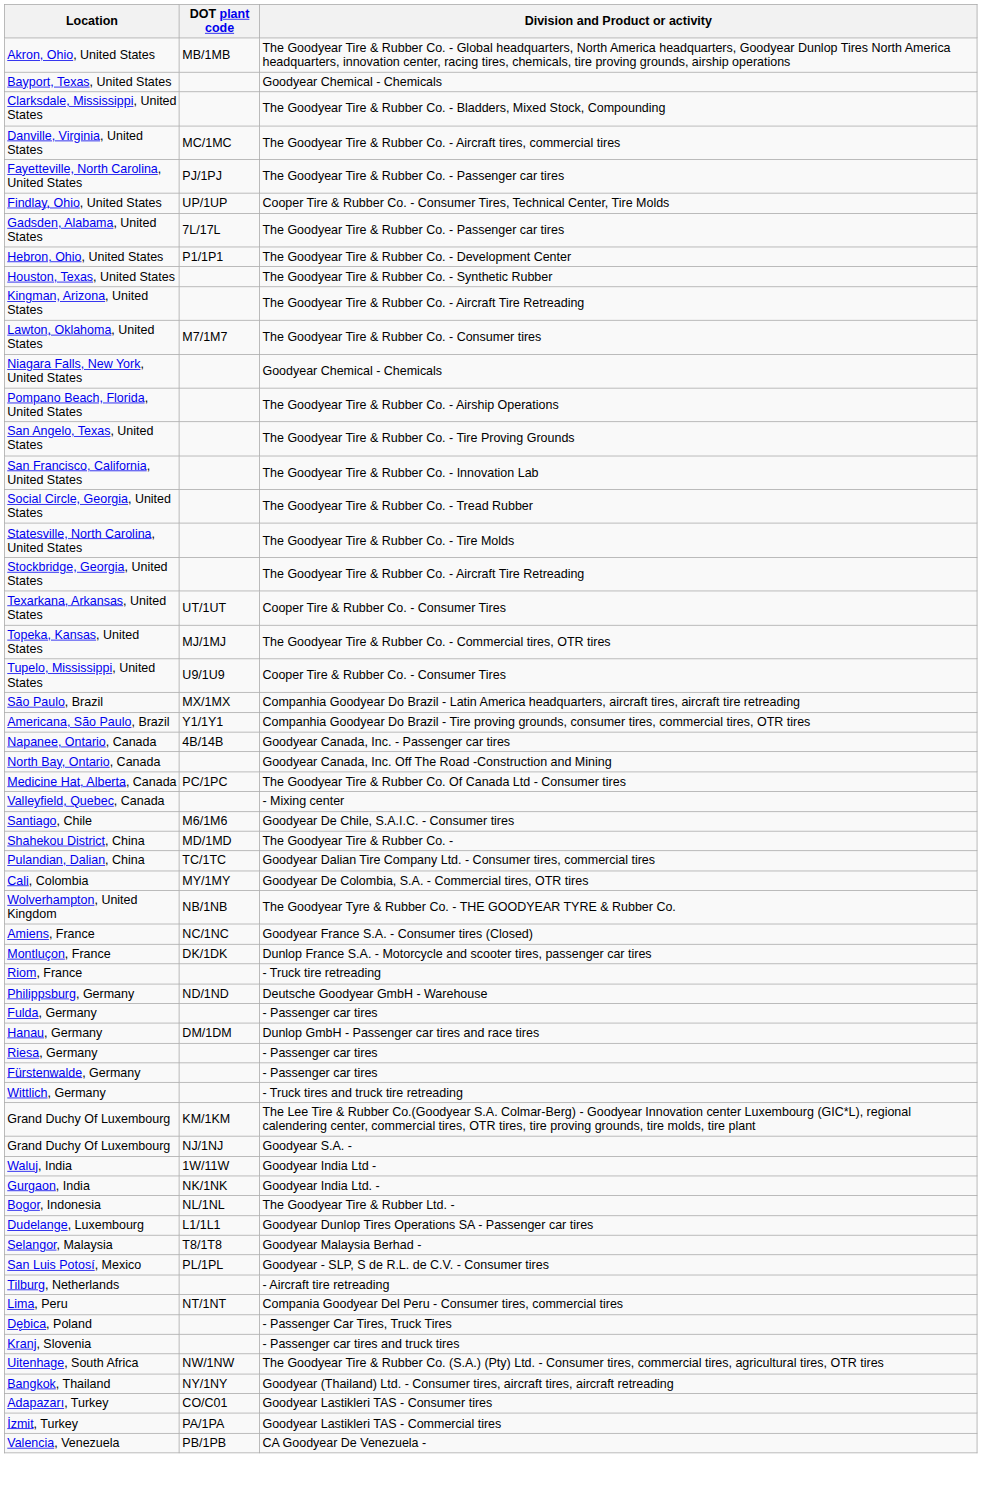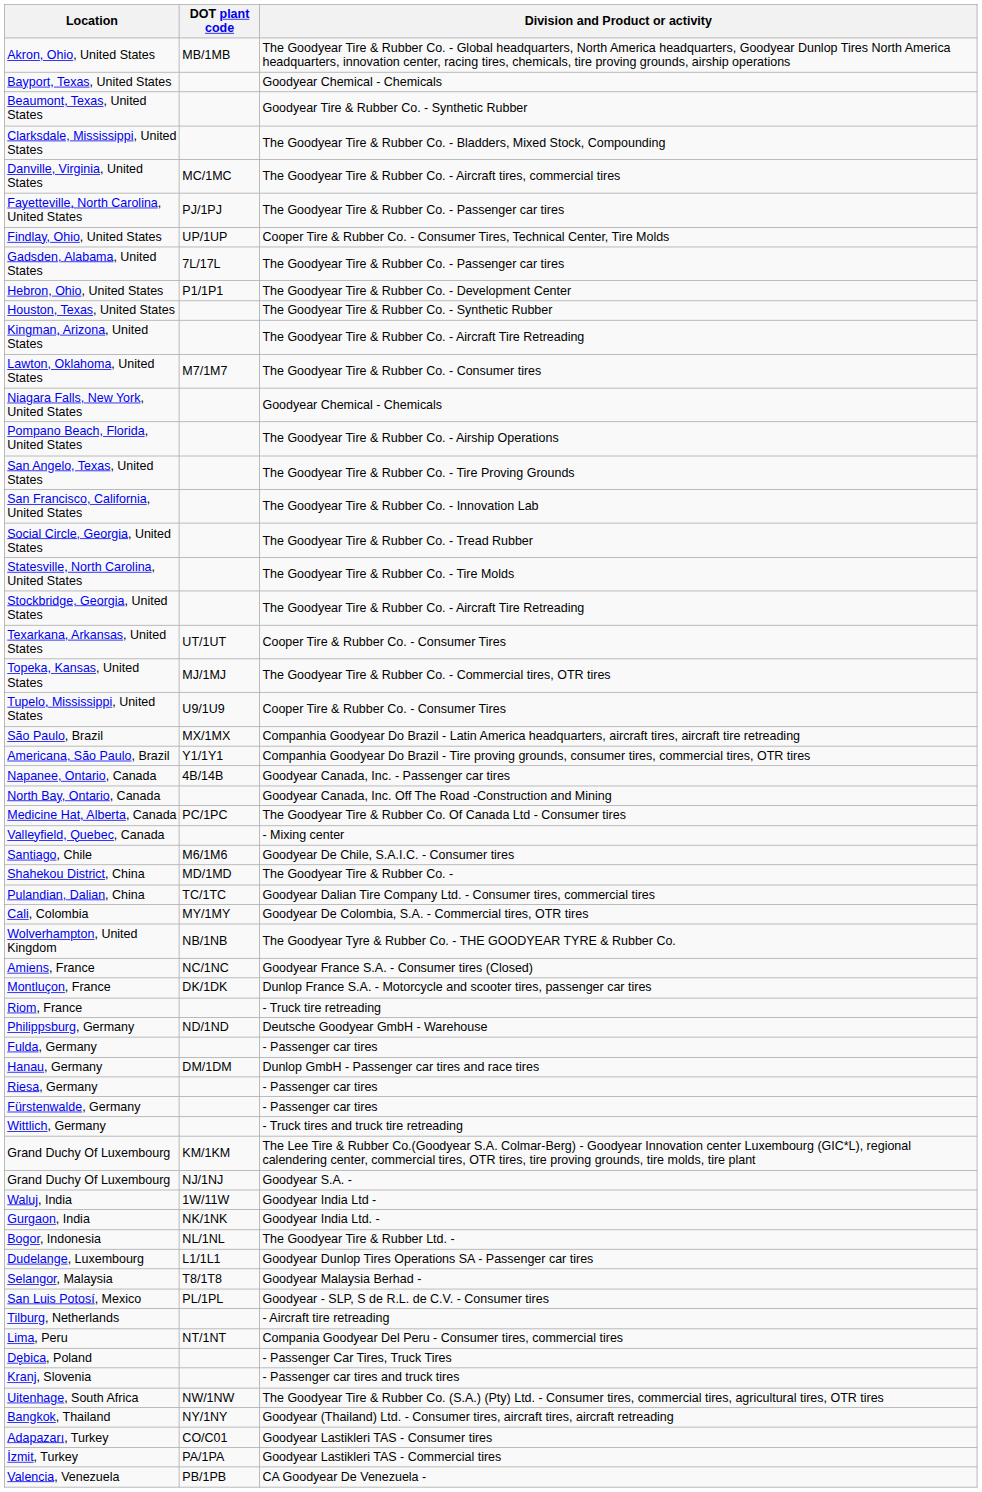+ row: (77, 108)
